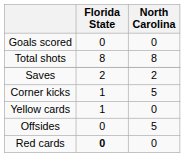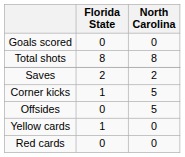rows swapped: (40, 127) <-> (40, 110)
(102, 144) bold -> (102, 144) normal
